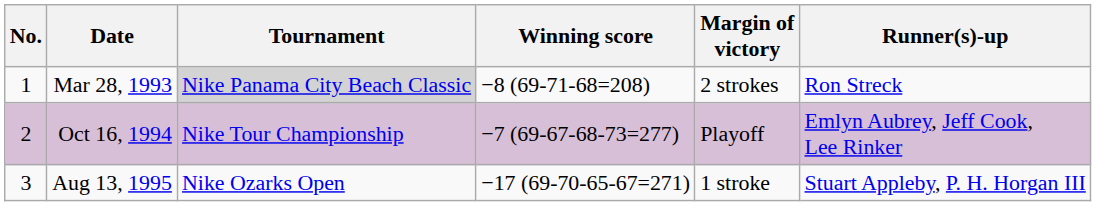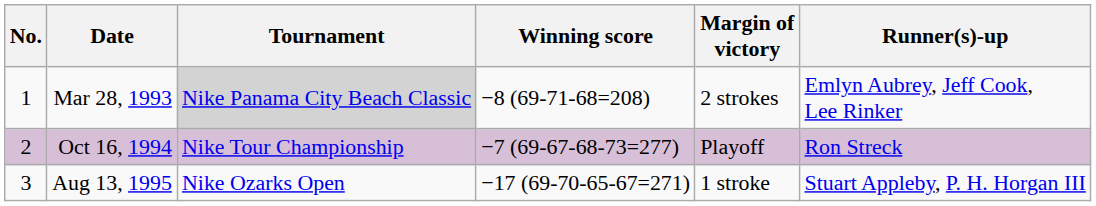(853, 84) Ron Streck -> (919, 97) Emlyn Aubrey, Jeff Cook, Lee Rinker
(919, 133) Emlyn Aubrey, Jeff Cook, Lee Rinker -> (853, 146) Ron Streck
